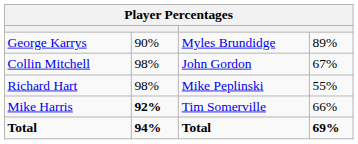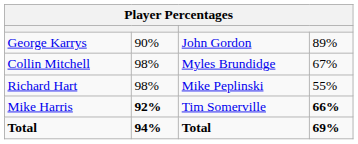(229, 42) Myles Brundidge -> (217, 42) John Gordon
(217, 63) John Gordon -> (229, 63) Myles Brundidge
(325, 106) normal -> (326, 106) bold
